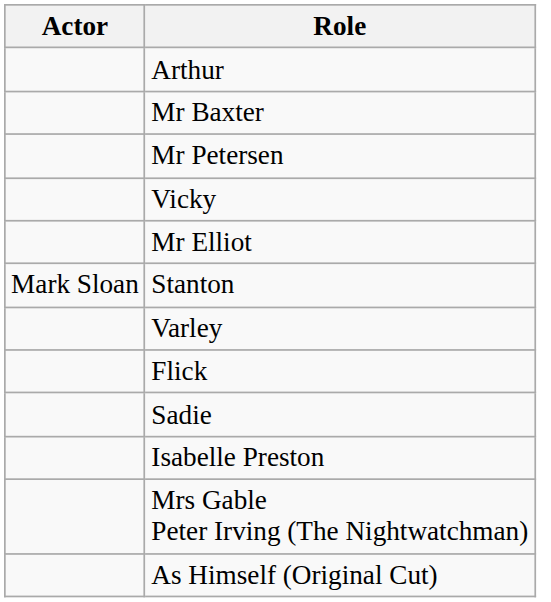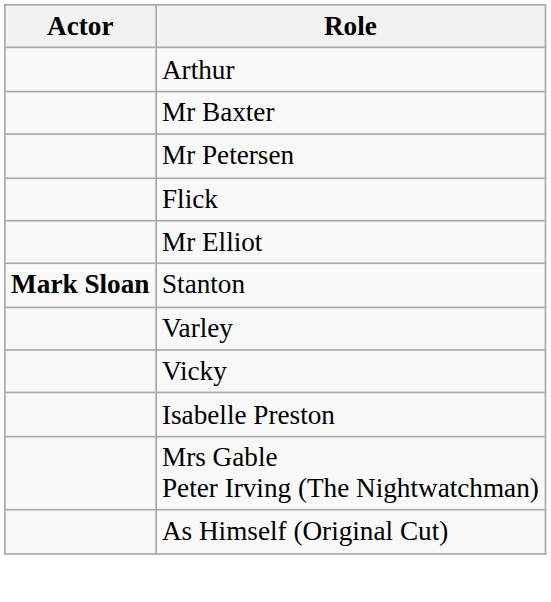rows swapped: (184, 198) <-> (179, 371)
(75, 284) normal -> (80, 284) bold
- row: (182, 414)
